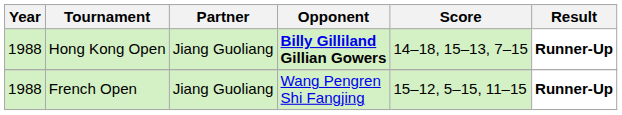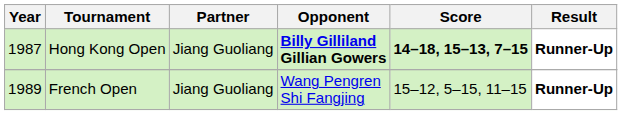(25, 49) 1988 -> (25, 49) 1987
(461, 49) normal -> (461, 49) bold
(25, 90) 1988 -> (25, 90) 1989
